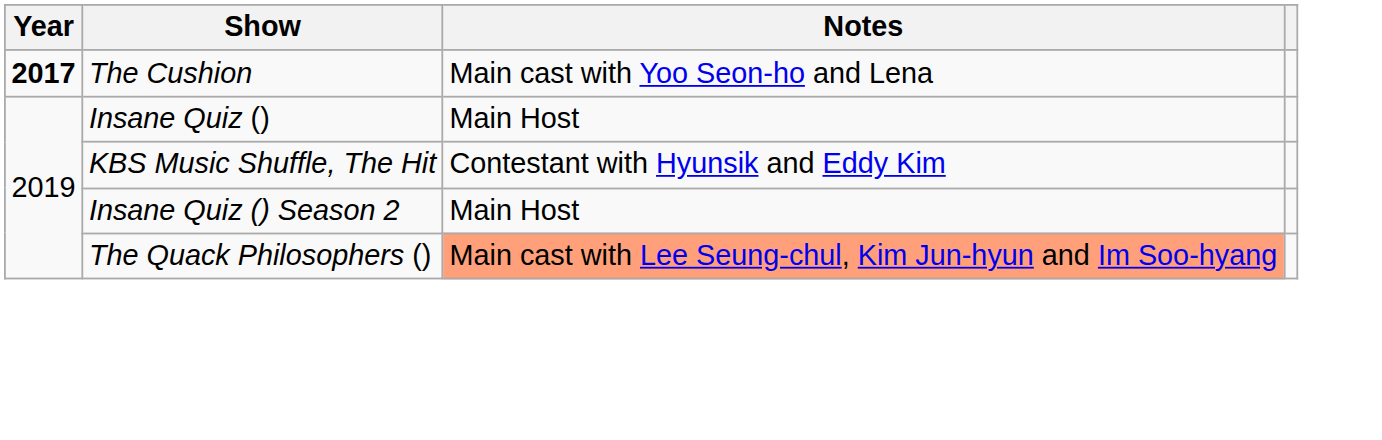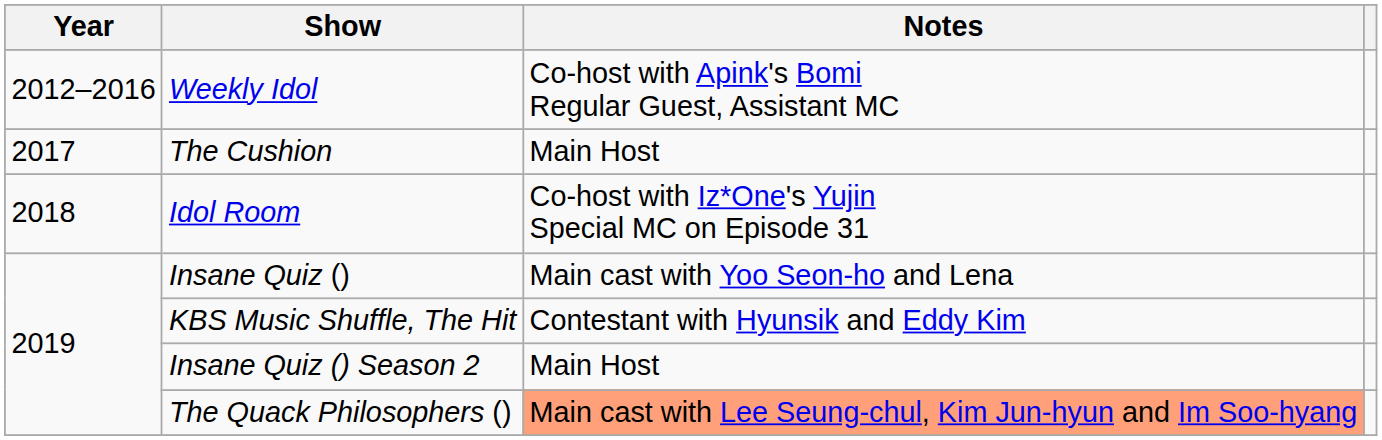+ row: (243, 89)
(44, 73) bold -> (44, 151) normal
(691, 73) Main cast with Yoo Seon-ho and Lena -> (594, 151) Main Host
+ row: (235, 212)
(514, 118) Main Host -> (771, 274) Main cast with Yoo Seon-ho and Lena
